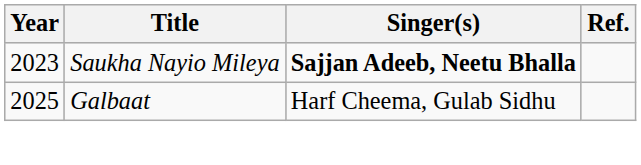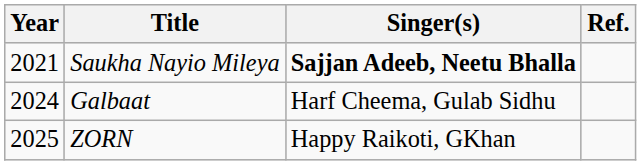(35, 62) 2023 -> (35, 62) 2021
(35, 100) 2025 -> (35, 100) 2024
+ row: (101, 139)
